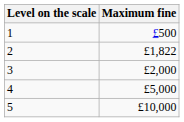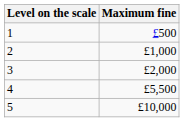(160, 51) £1,822 -> (160, 51) £1,000
(160, 88) £5,000 -> (160, 88) £5,500
